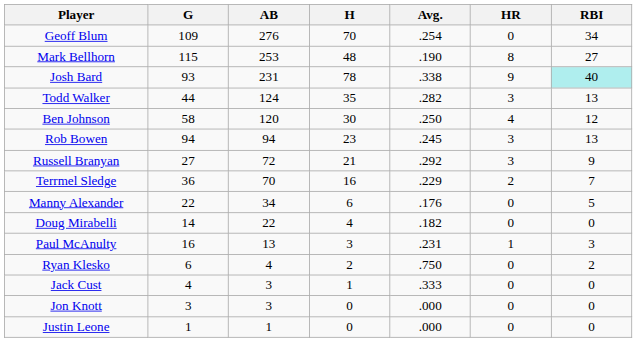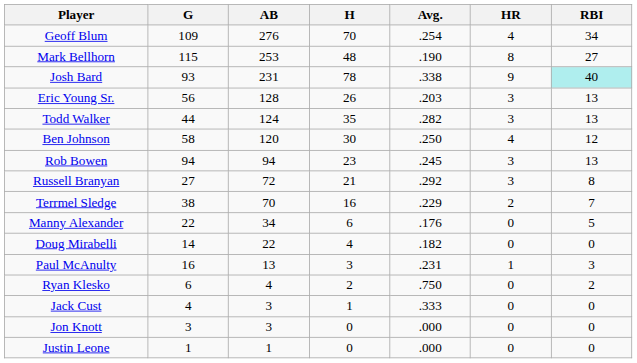(511, 35) 0 -> (511, 35) 4
+ row: (76, 98)
(592, 160) 9 -> (592, 181) 8
(188, 181) 36 -> (188, 202) 38
